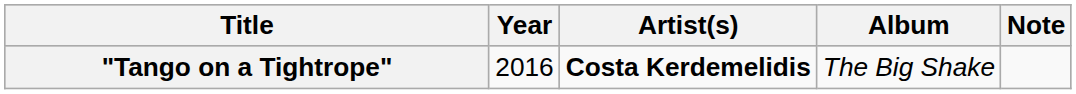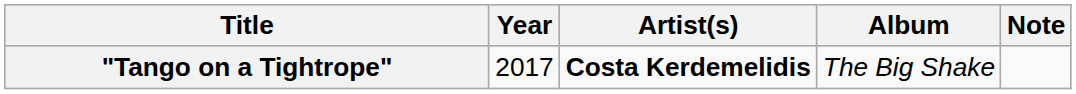(524, 66) 2016 -> (524, 66) 2017
